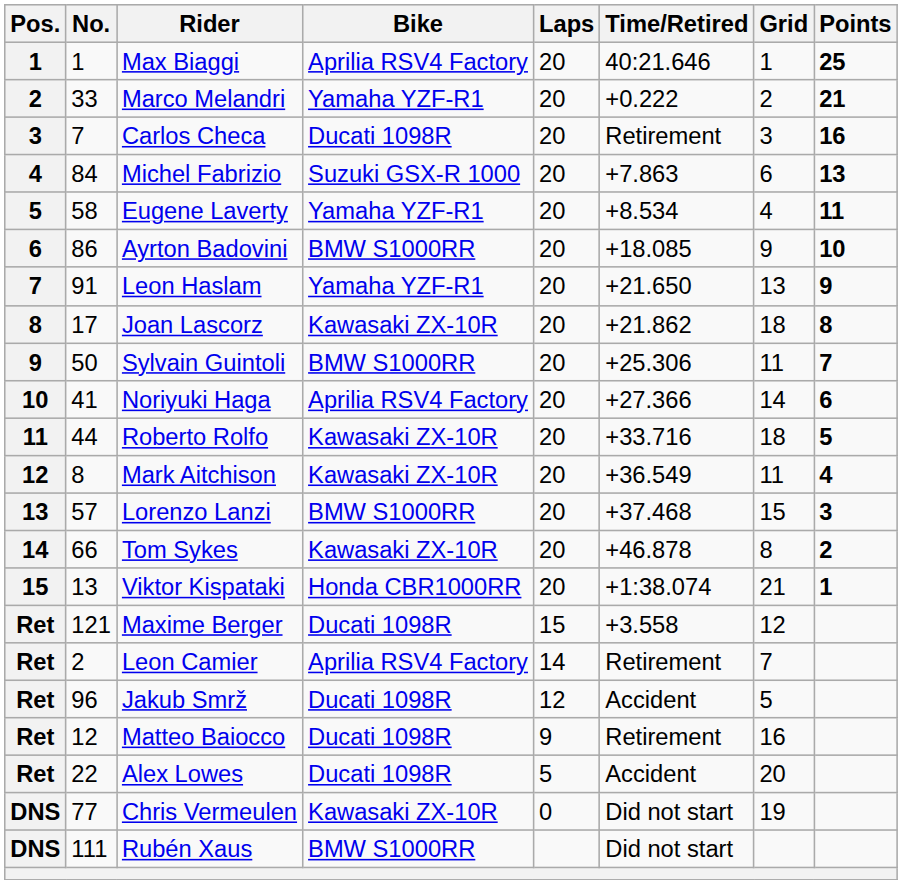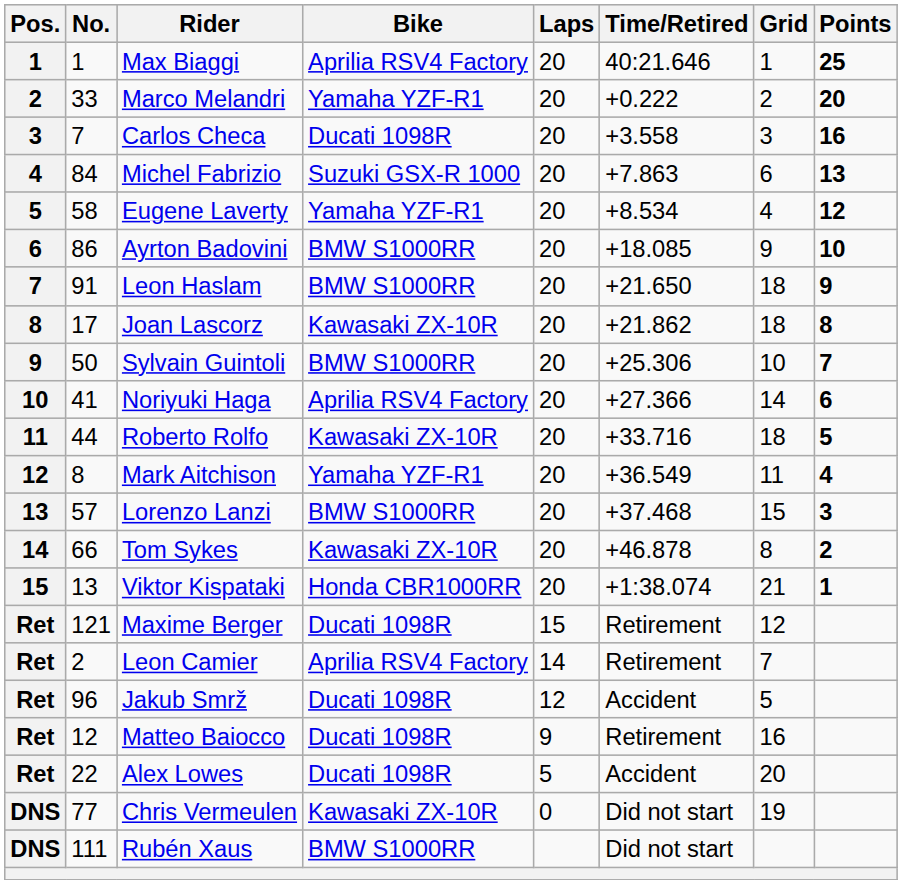(832, 99) 21 -> (832, 99) 20
(663, 136) Retirement -> (642, 136) +3.558
(832, 211) 11 -> (832, 211) 12
(396, 286) Yamaha YZF-R1 -> (392, 286) BMW S1000RR
(773, 286) 13 -> (773, 286) 18
(772, 362) 11 -> (773, 362) 10
(403, 474) Kawasaki ZX-10R -> (396, 474) Yamaha YZF-R1
(642, 624) +3.558 -> (663, 624) Retirement
